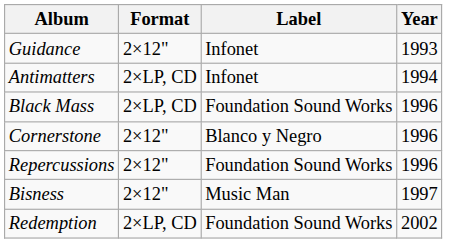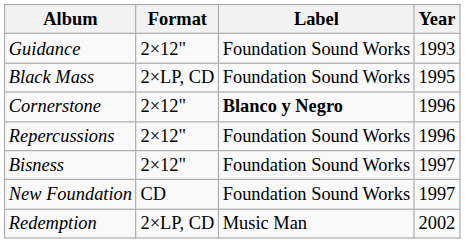(232, 48) Infonet -> (316, 48) Foundation Sound Works
- row: (52, 77)
(419, 106) 1996 -> (437, 77) 1995
(263, 135) normal -> (283, 106) bold
(247, 194) Music Man -> (316, 164) Foundation Sound Works
+ row: (70, 194)
(299, 223) Foundation Sound Works -> (265, 223) Music Man
